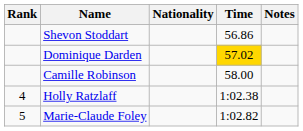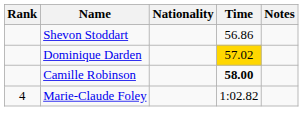(239, 75) normal -> (239, 75) bold
- row: (80, 95)
(22, 116) 5 -> (22, 95) 4
